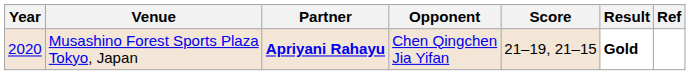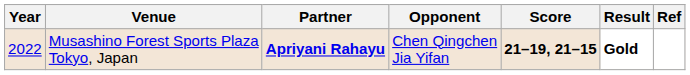(25, 49) 2020 -> (25, 49) 2022
(550, 49) normal -> (550, 49) bold
